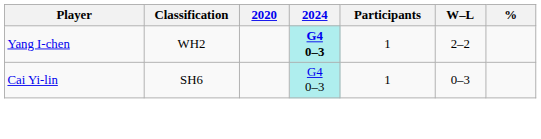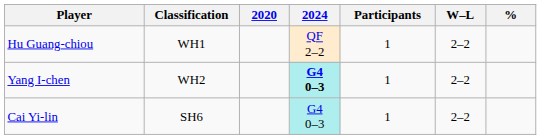+ row: (50, 44)
(460, 80) 0–3 -> (460, 116) 2–2
